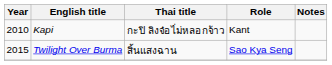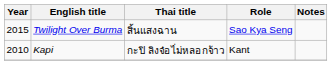rows swapped: (43, 30) <-> (78, 50)
